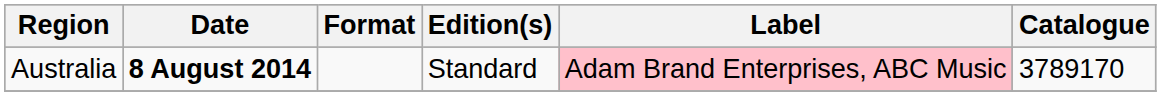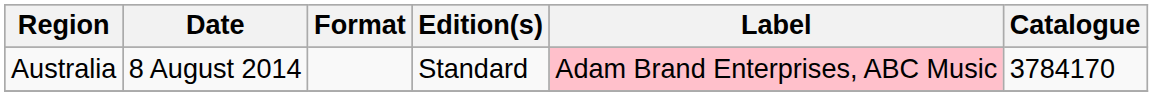(220, 68) bold -> (215, 68) normal
(1072, 68) 3789170 -> (1062, 68) 3784170
